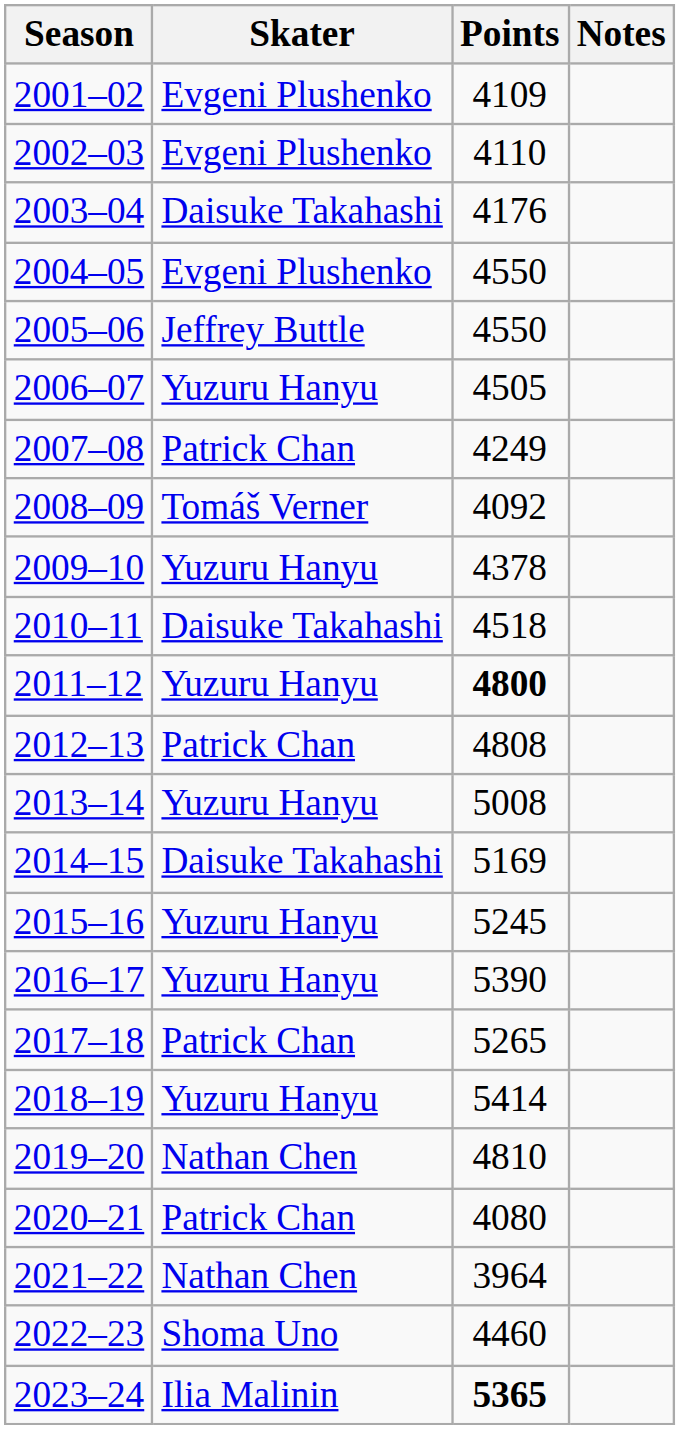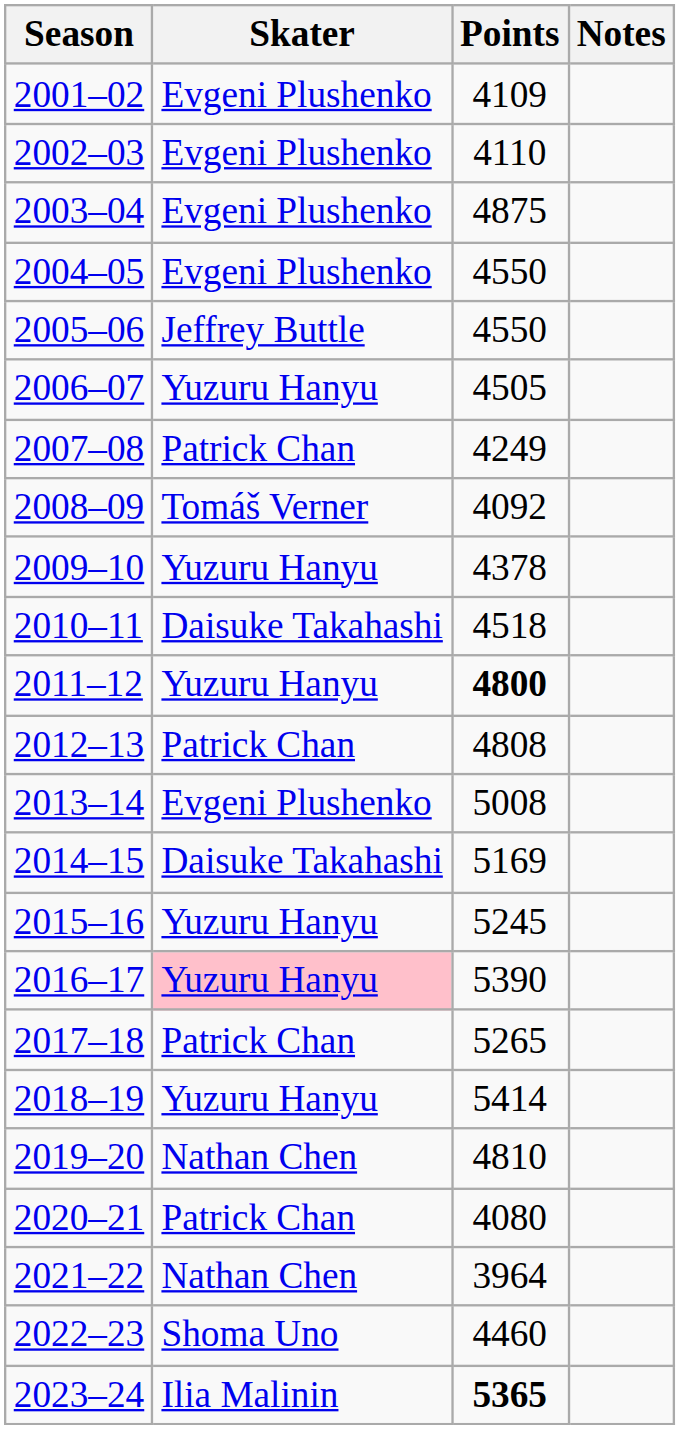(302, 211) Daisuke Takahashi -> (297, 211) Evgeni Plushenko
(510, 211) 4176 -> (510, 211) 4875
(270, 802) Yuzuru Hanyu -> (297, 802) Evgeni Plushenko
(270, 980) no background -> (270, 980) pink background
